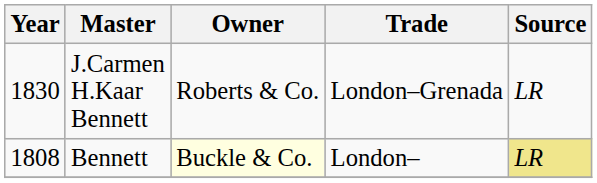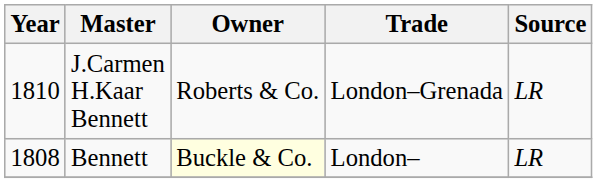(35, 90) 1830 -> (35, 90) 1810
(529, 157) khaki background -> (529, 157) no background
